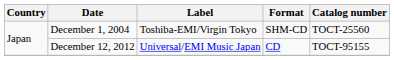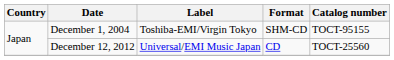(341, 30) TOCT-25560 -> (341, 30) TOCT-95155
(341, 47) TOCT-95155 -> (341, 47) TOCT-25560
